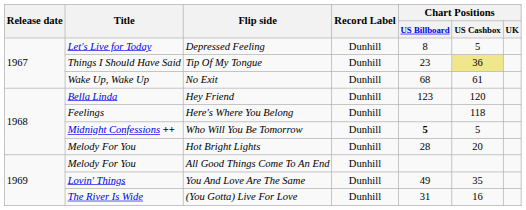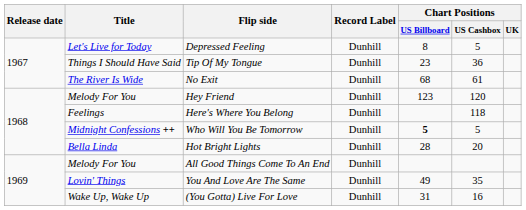(478, 63) khaki background -> (478, 63) no background
(108, 79) Wake Up, Wake Up -> (105, 79) The River Is Wide
(92, 96) Bella Linda -> (102, 96) Melody For You
(102, 146) Melody For You -> (92, 146) Bella Linda
(105, 197) The River Is Wide -> (108, 197) Wake Up, Wake Up
